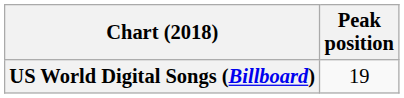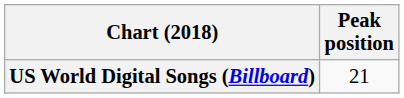(359, 76) 19 -> (359, 76) 21
